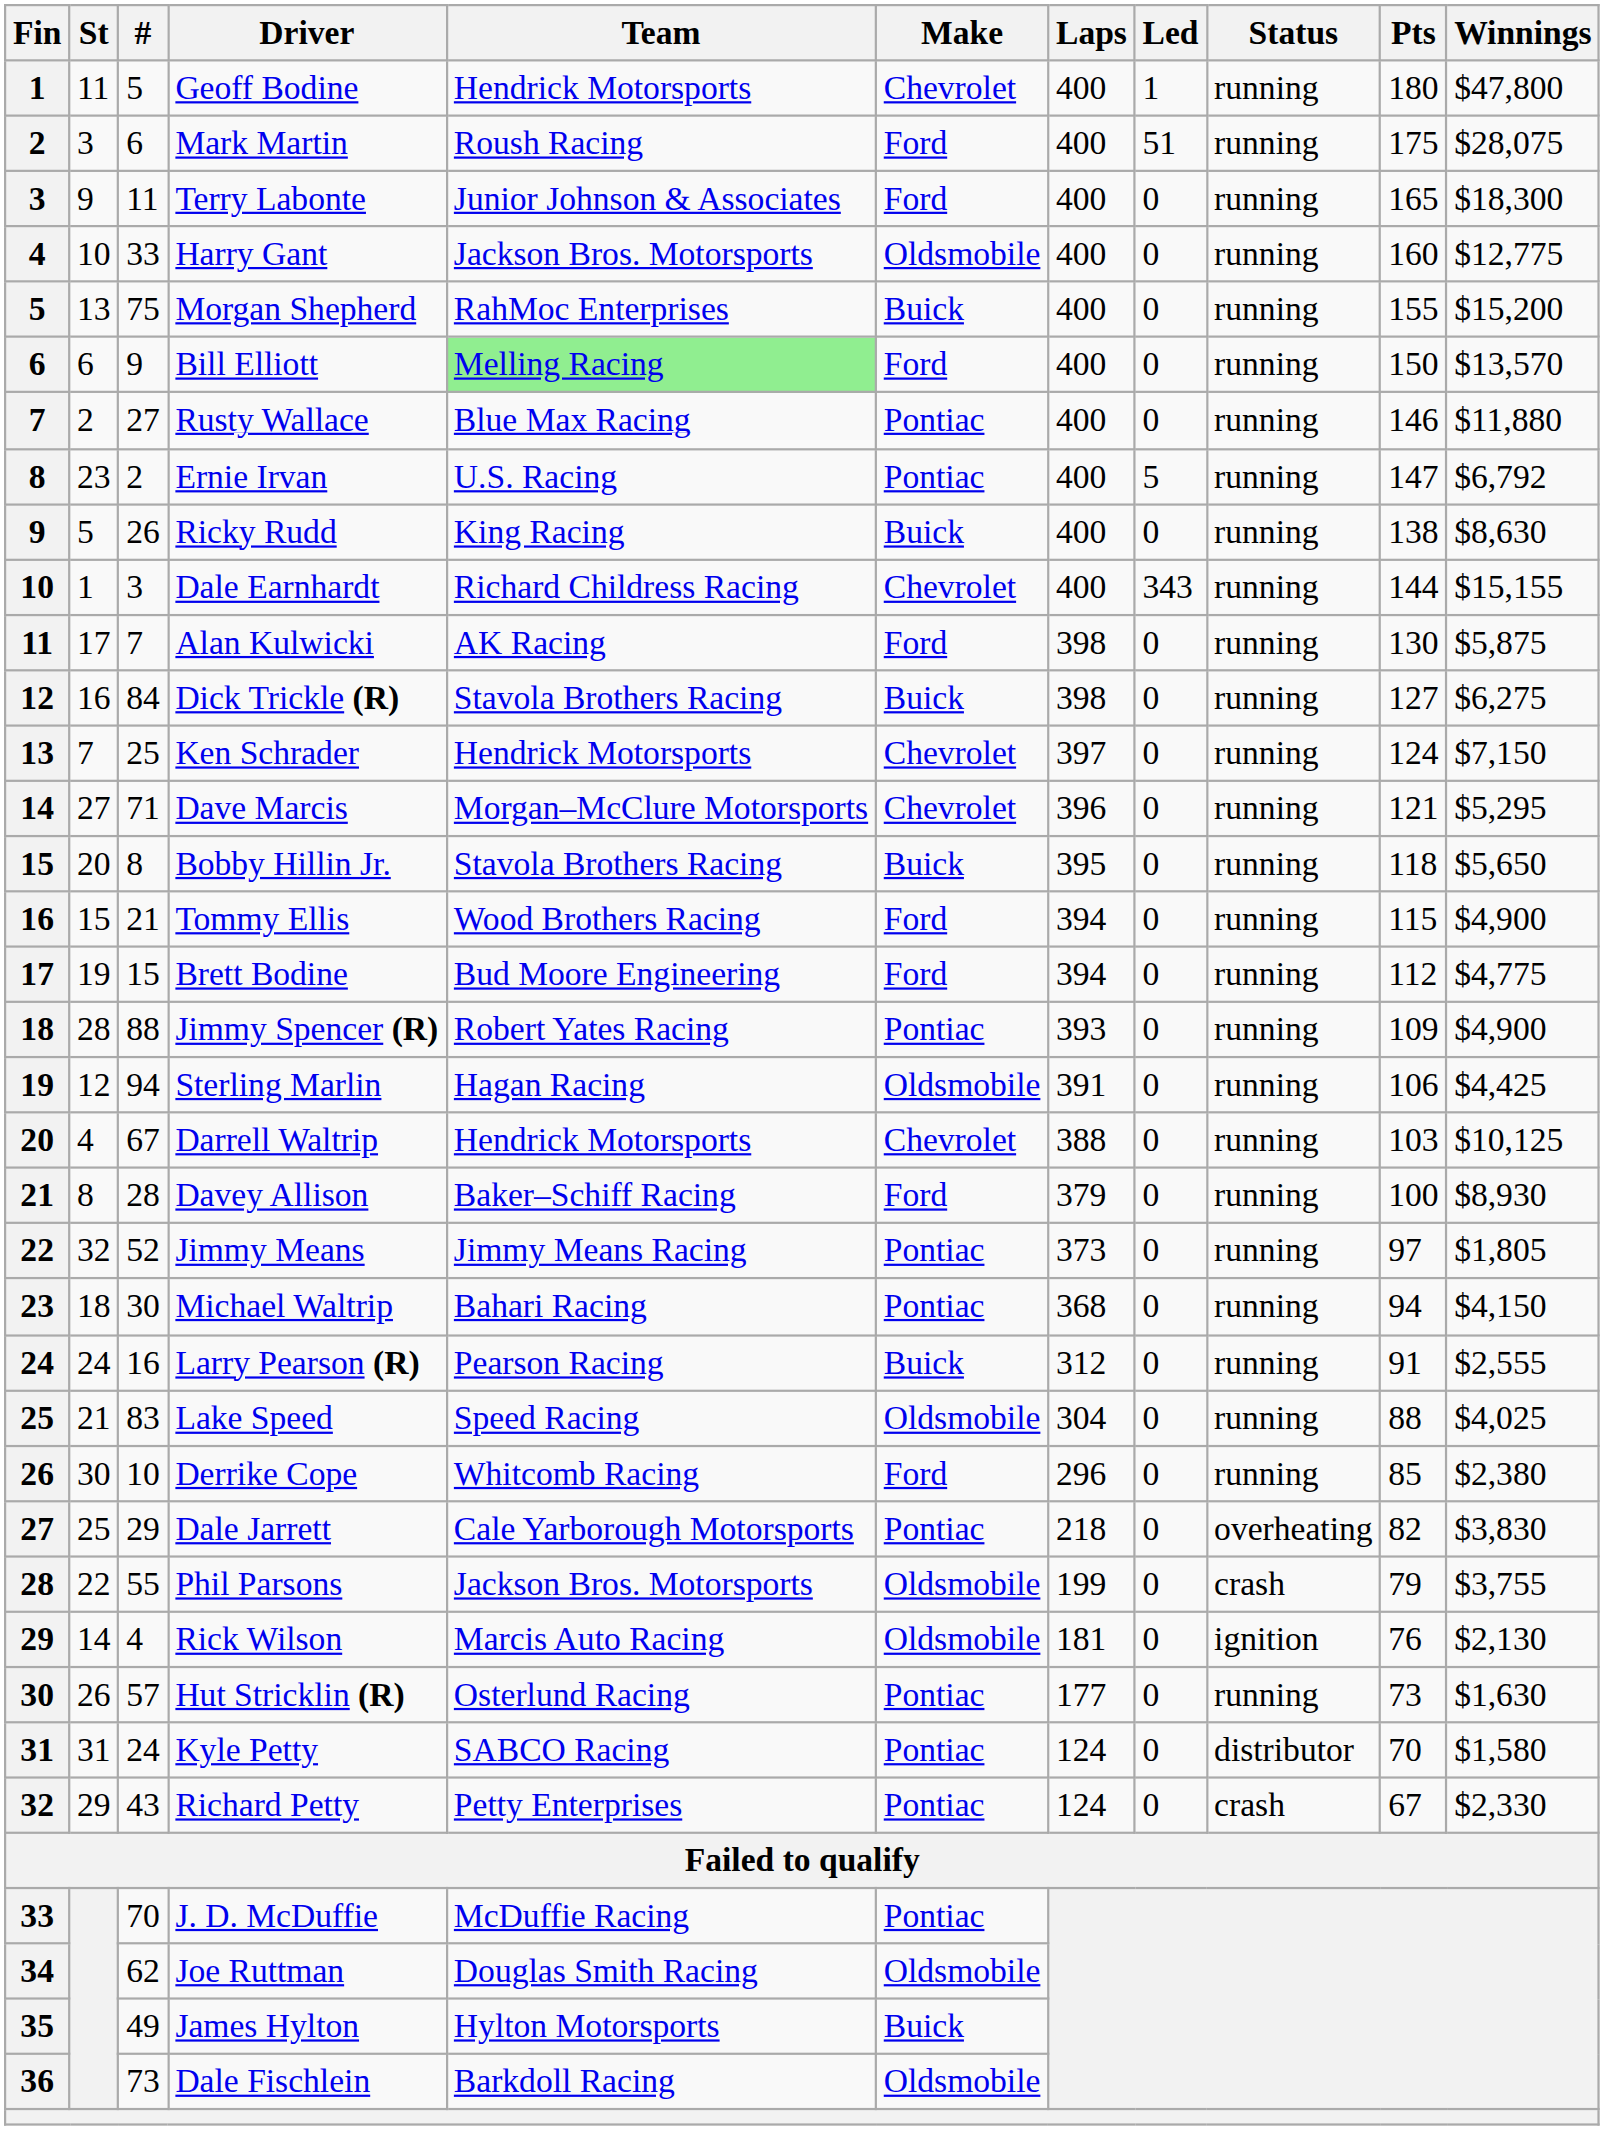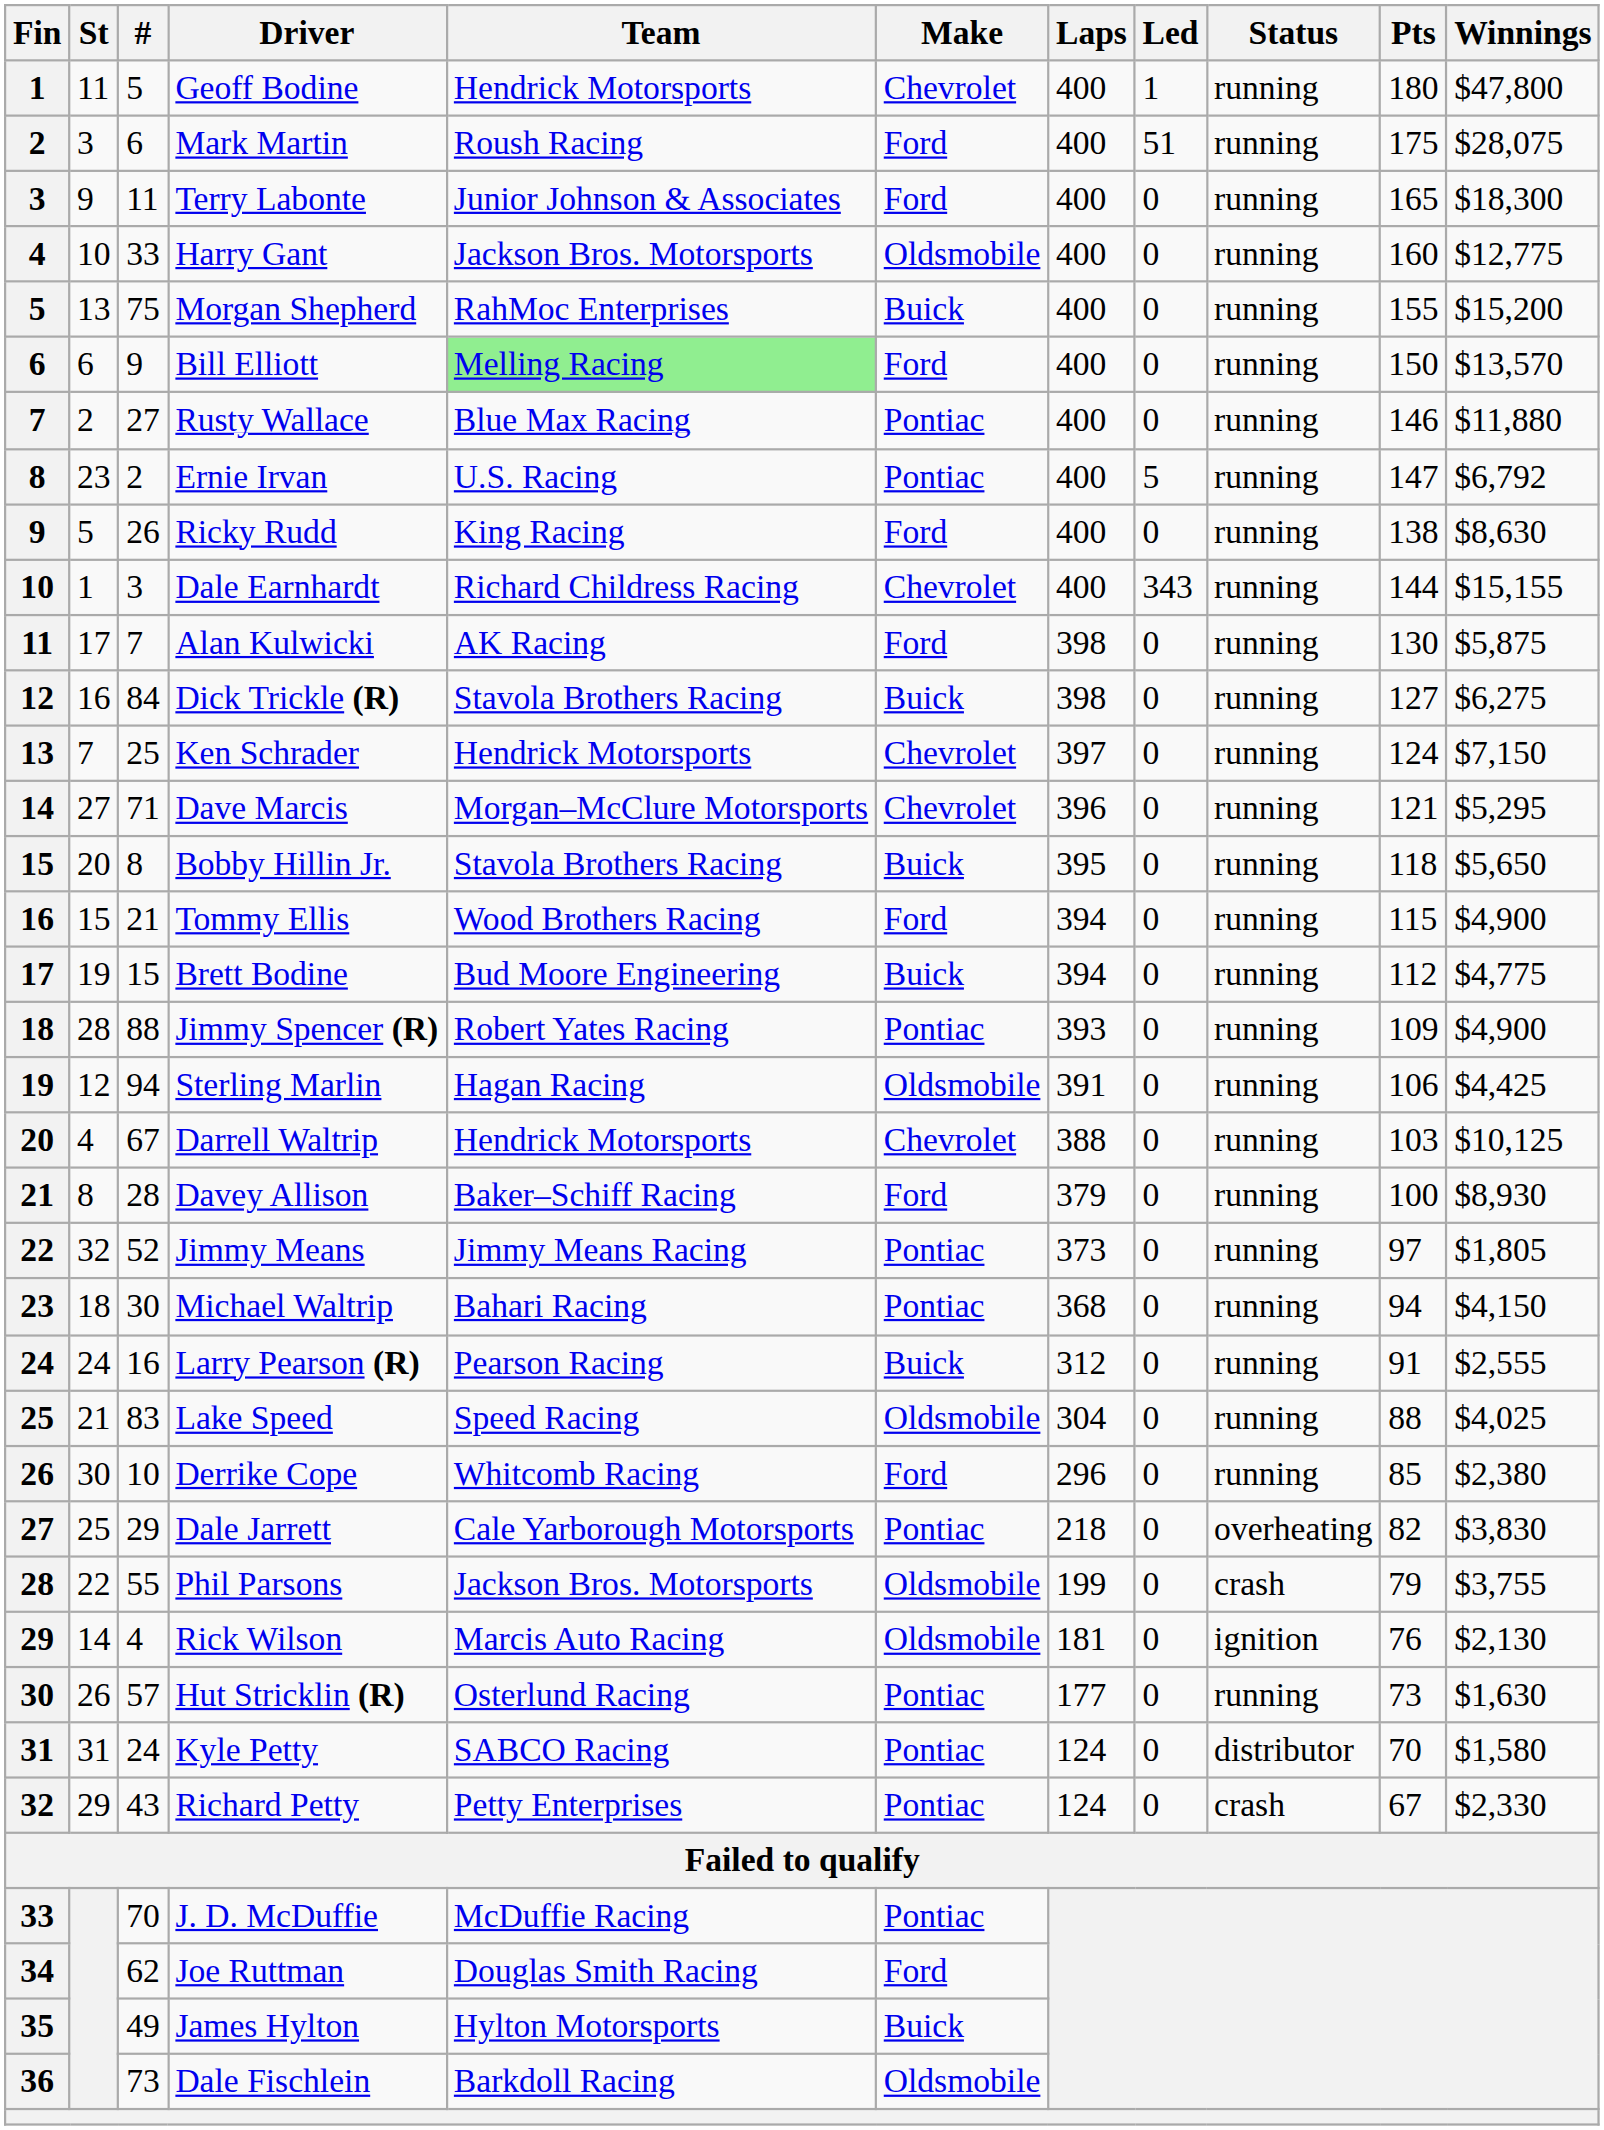(924, 530) Buick -> (915, 530) Ford
(915, 973) Ford -> (924, 973) Buick
(962, 1970) Oldsmobile -> (915, 1970) Ford
